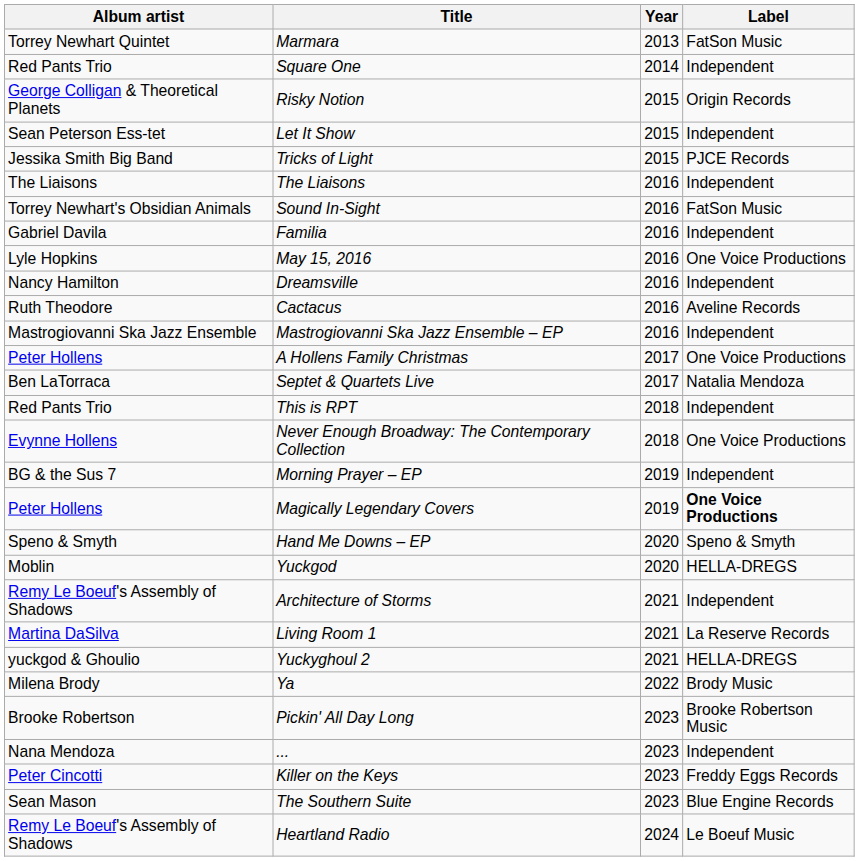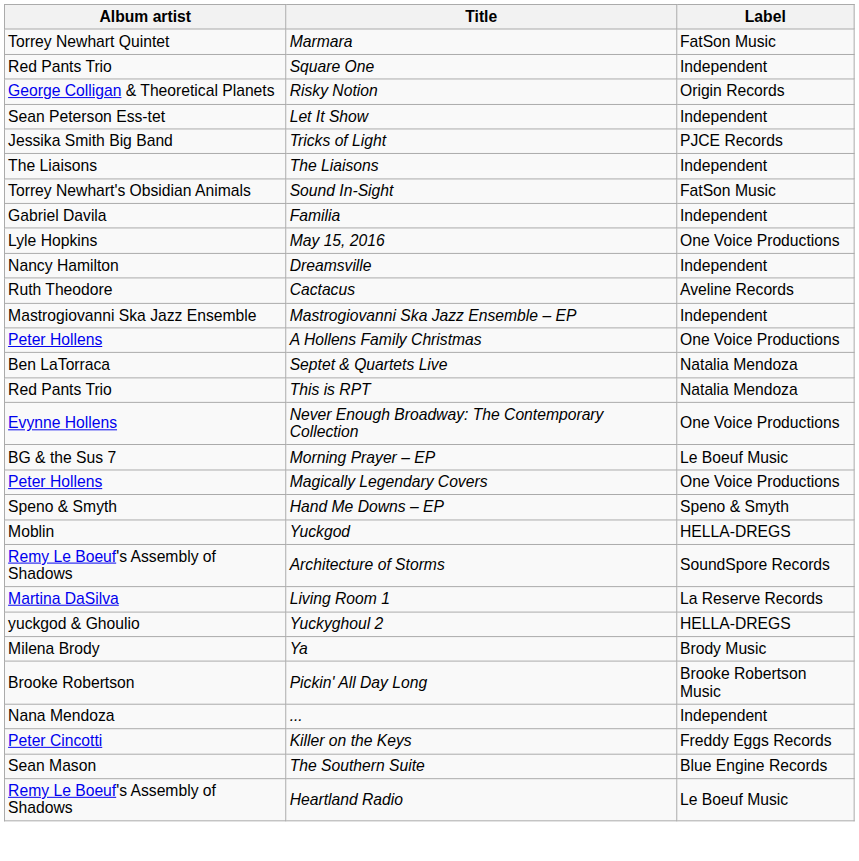- column: (662, 16)
(730, 407) Independent -> (739, 389) Natalia Mendoza
(730, 474) Independent -> (734, 457) Le Boeuf Music
(732, 508) bold -> (760, 482) normal
(730, 600) Independent -> (755, 565) SoundSpore Records
